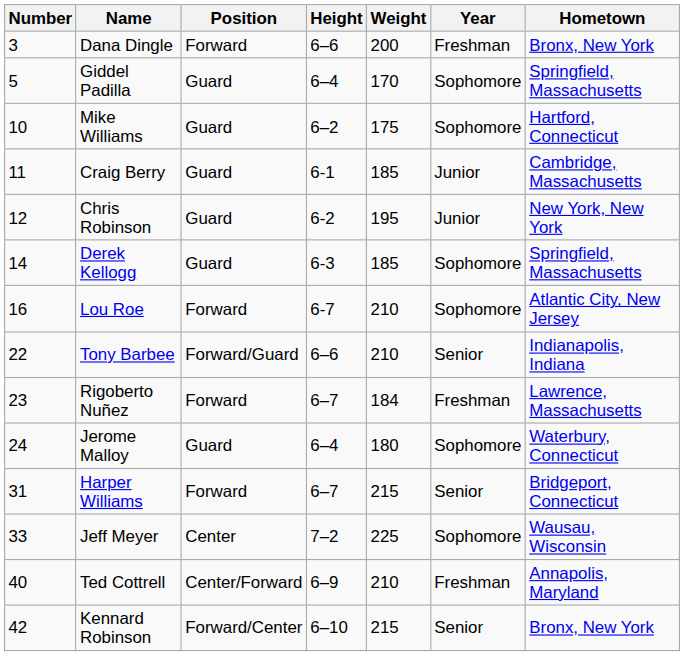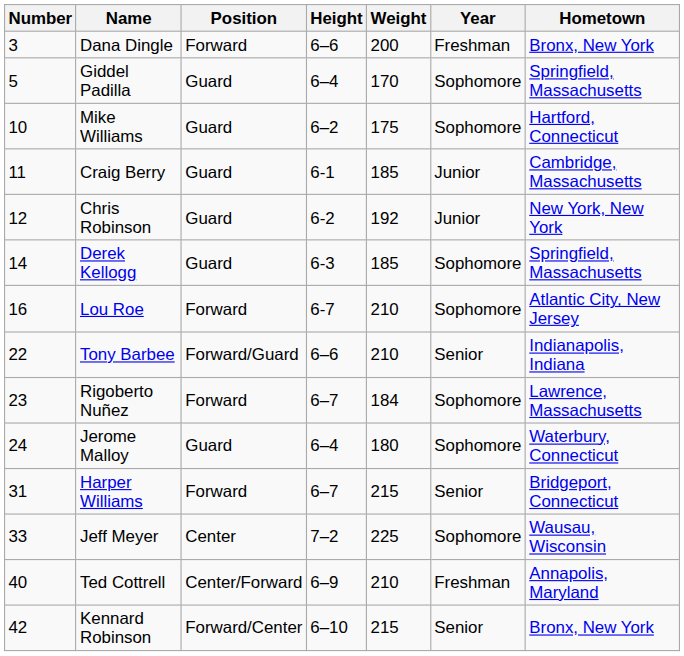(385, 218) 195 -> (385, 218) 192
(472, 400) Freshman -> (478, 400) Sophomore
